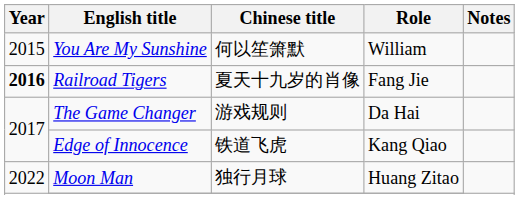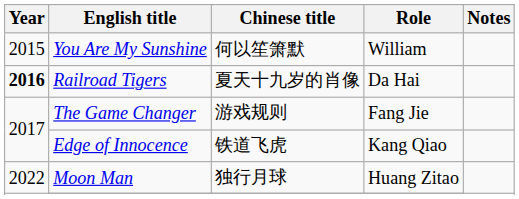(398, 81) Fang Jie -> (394, 81) Da Hai
(394, 113) Da Hai -> (398, 113) Fang Jie
